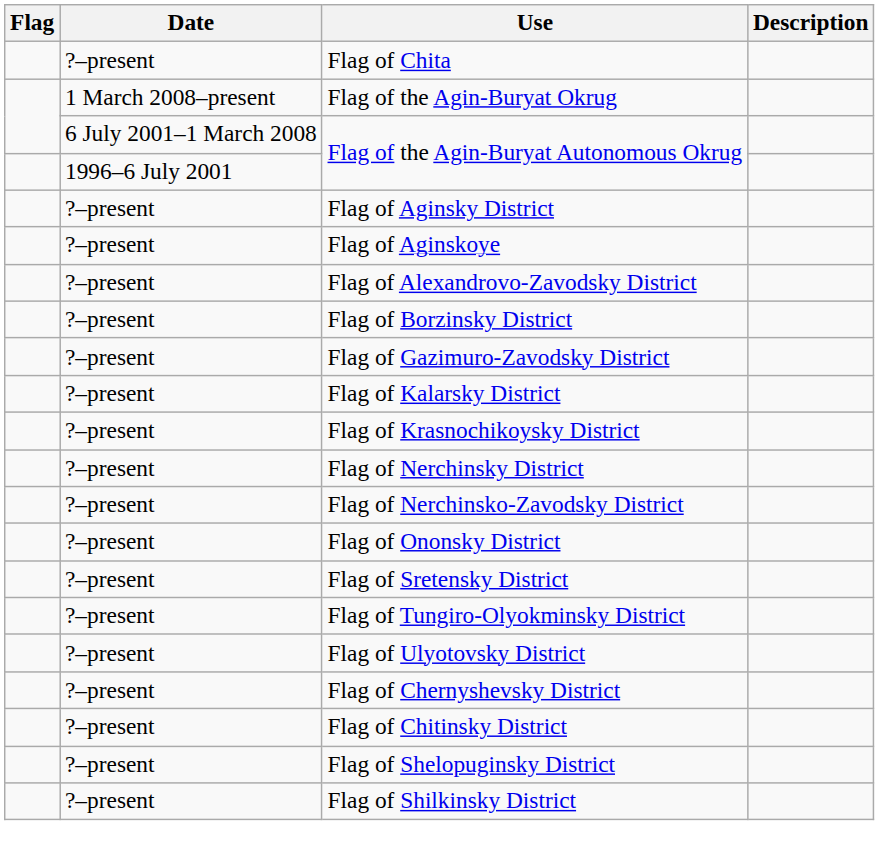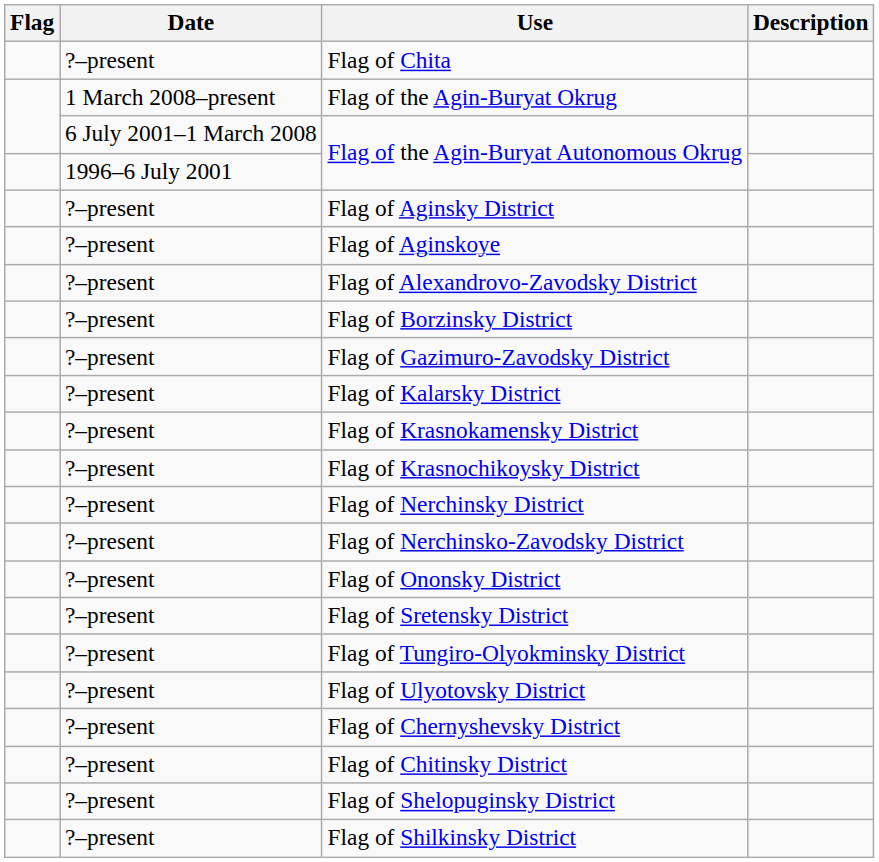+ row: (110, 430)
